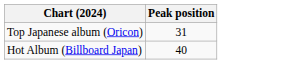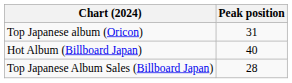+ row: (110, 68)
